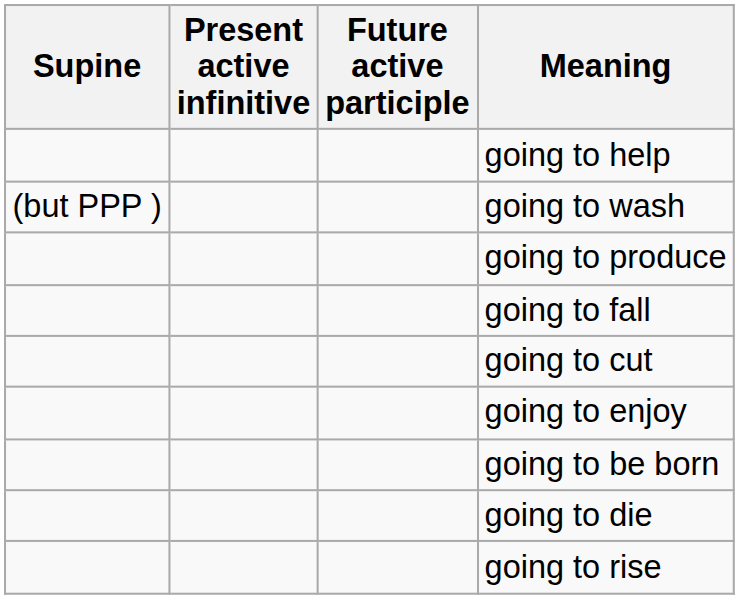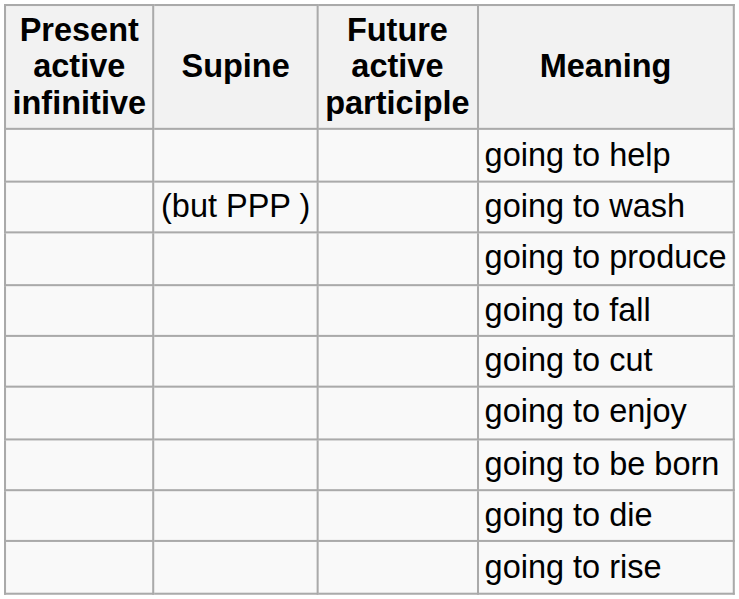columns swapped: (243, 66) <-> (87, 66)
